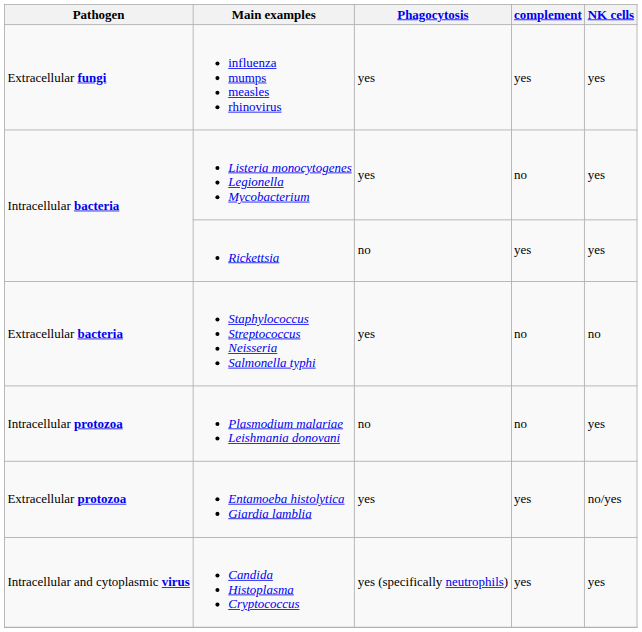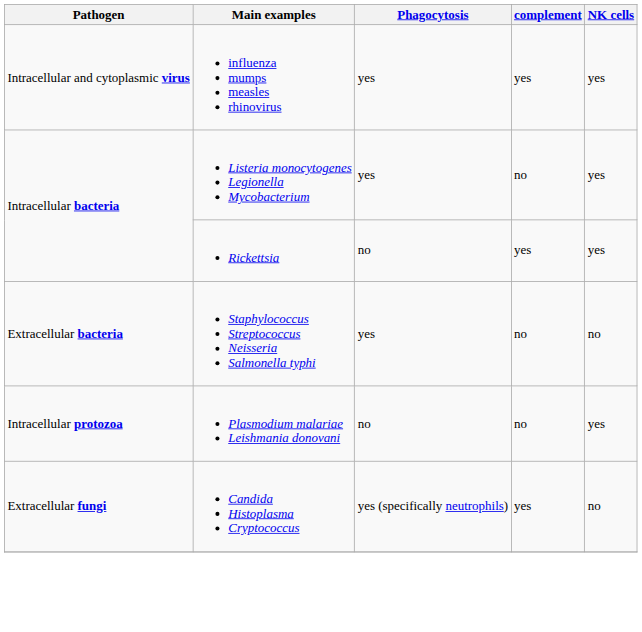(57, 77) Extracellular fungi -> (99, 77) Intracellular and cytoplasmic virus
- row: (274, 507)
(99, 582) Intracellular and cytoplasmic virus -> (57, 506) Extracellular fungi
(596, 582) yes -> (594, 506) no
